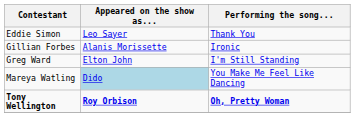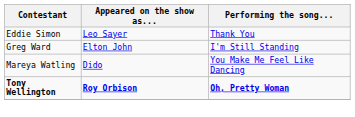- row: (41, 47)
(93, 79) lightblue background -> (93, 65) no background
